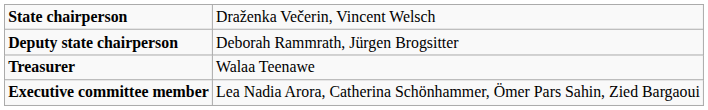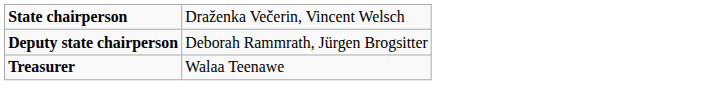- row: (108, 92)
